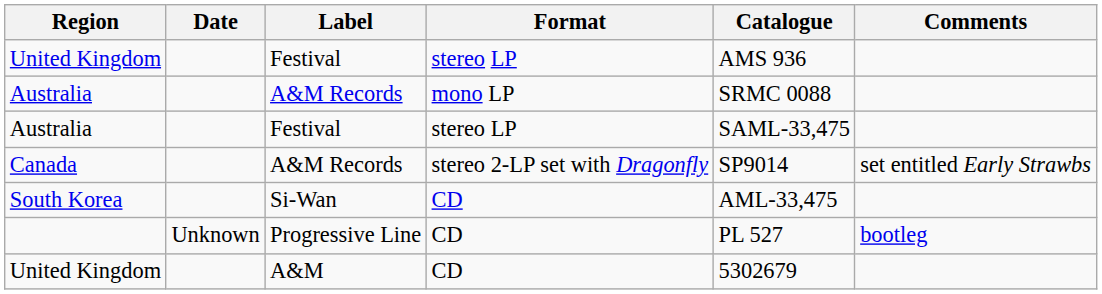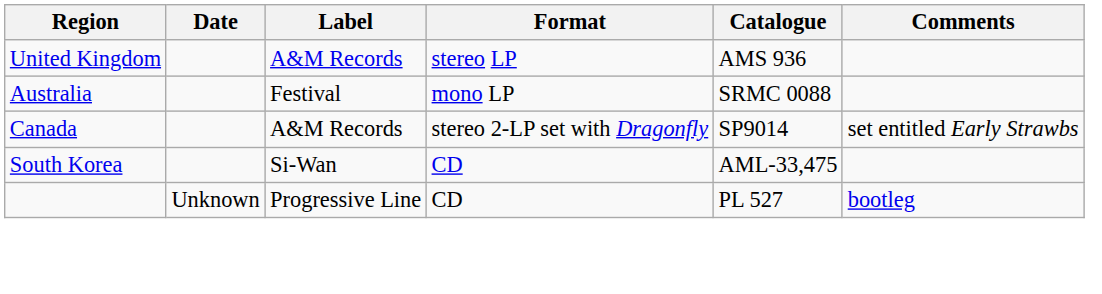(306, 57) Festival -> (336, 57) A&M Records
(336, 93) A&M Records -> (306, 93) Festival
- row: (51, 128)
- row: (85, 270)
